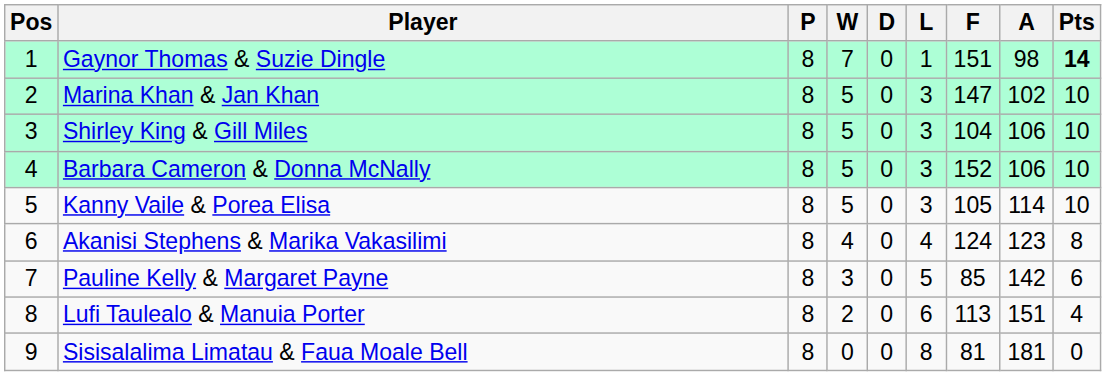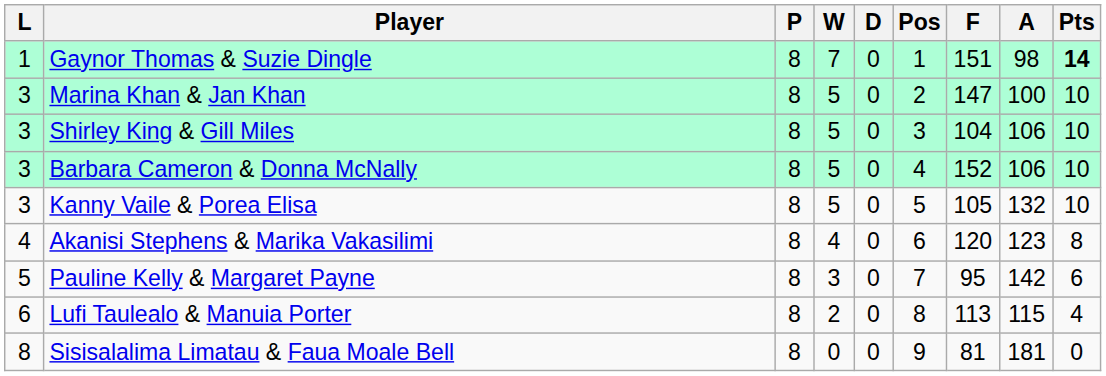columns swapped: (31, 22) <-> (926, 22)
(1027, 95) 102 -> (1027, 95) 100
(1027, 205) 114 -> (1027, 205) 132
(973, 242) 124 -> (973, 242) 120
(973, 278) 85 -> (973, 278) 95
(1027, 315) 151 -> (1027, 315) 115
